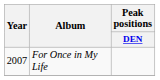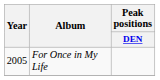(17, 61) 2007 -> (17, 61) 2005
